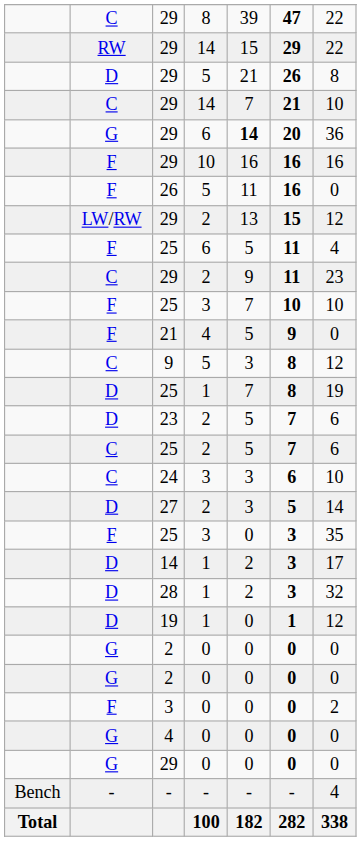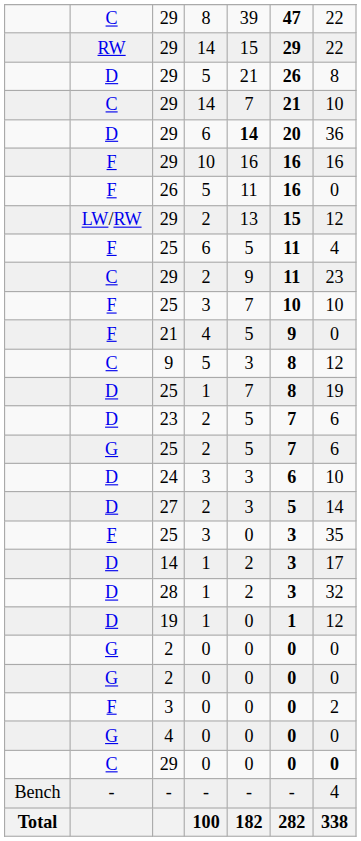(112, 133) G -> (112, 133) D
(112, 448) C -> (112, 448) G
(112, 477) C -> (112, 477) D
(112, 764) G -> (112, 764) C
(335, 764) normal -> (335, 764) bold
